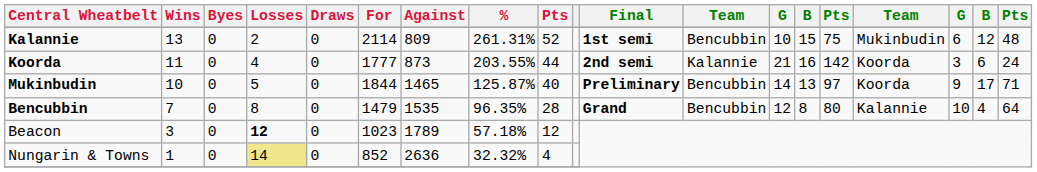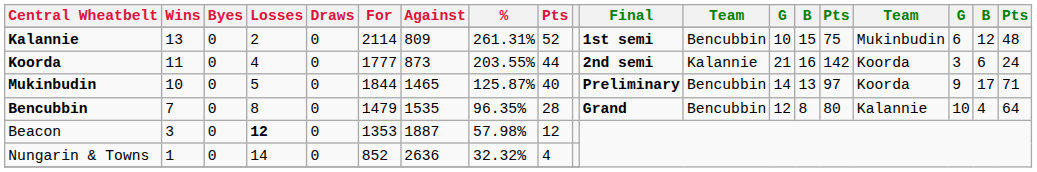(379, 132) 1023 -> (379, 132) 1353
(422, 132) 1789 -> (422, 132) 1887
(500, 132) 57.18% -> (500, 132) 57.98%
(259, 155) khaki background -> (259, 155) no background
